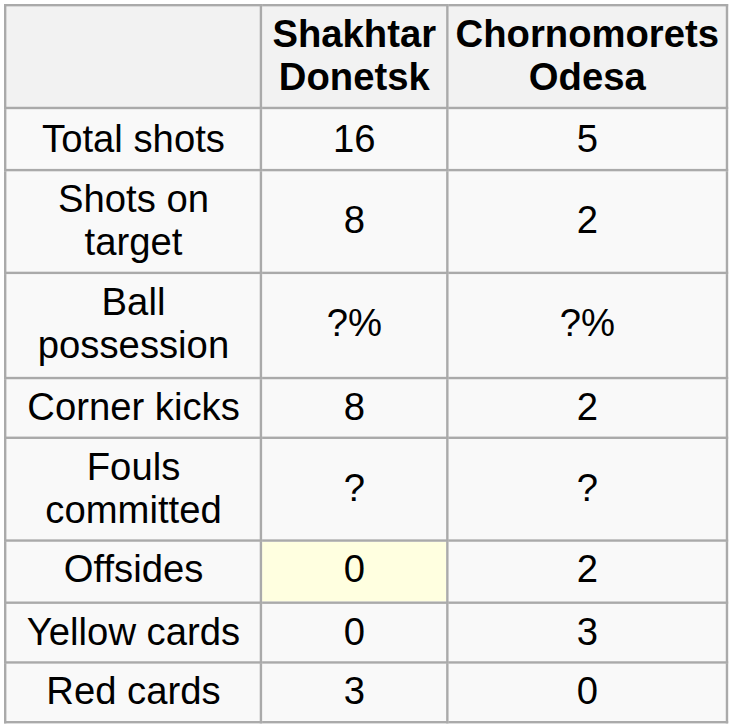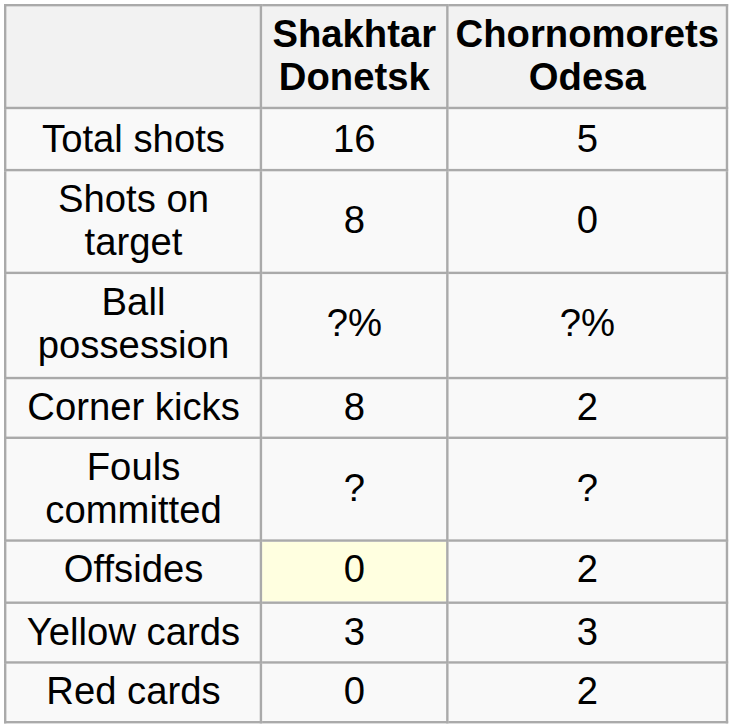(587, 220) 2 -> (587, 220) 0
(354, 631) 0 -> (354, 631) 3
(354, 692) 3 -> (354, 692) 0
(587, 692) 0 -> (587, 692) 2
